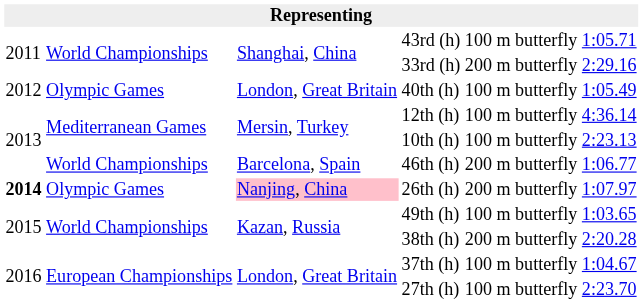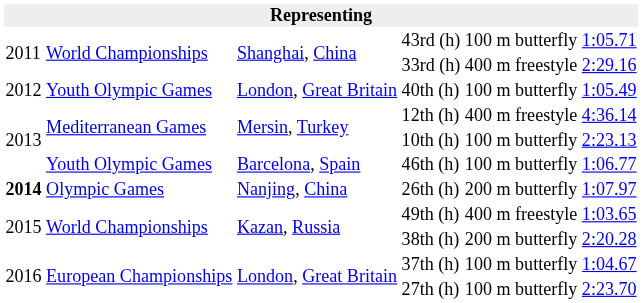(521, 65) 200 m butterfly -> (521, 65) 400 m freestyle
(105, 90) Olympic Games -> (129, 90) Youth Olympic Games
(521, 114) 100 m butterfly -> (521, 114) 400 m freestyle
(127, 164) World Championships -> (129, 164) Youth Olympic Games
(521, 164) 200 m butterfly -> (521, 164) 100 m butterfly
(292, 189) pink background -> (292, 189) no background
(521, 214) 100 m butterfly -> (521, 214) 400 m freestyle
